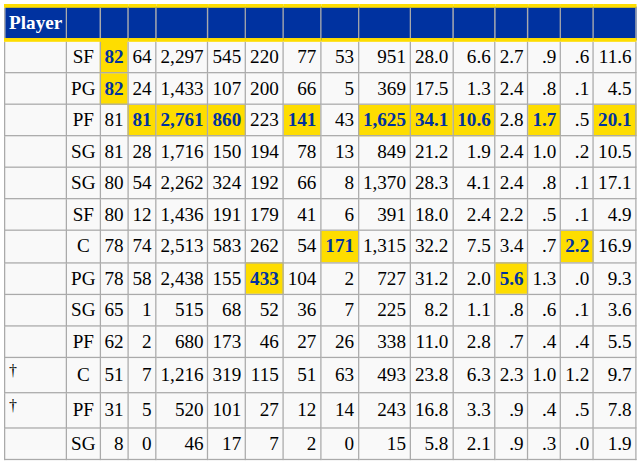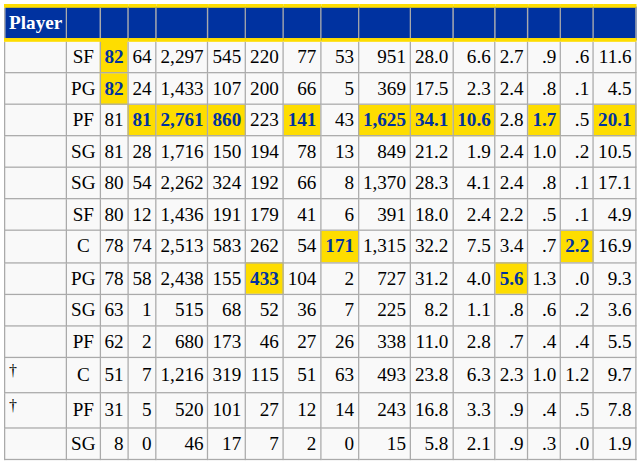(479, 88) 1.3 -> (479, 88) 2.3
(479, 278) 2.0 -> (479, 278) 4.0
(114, 309) 65 -> (114, 309) 63
(582, 309) .1 -> (582, 309) .2
